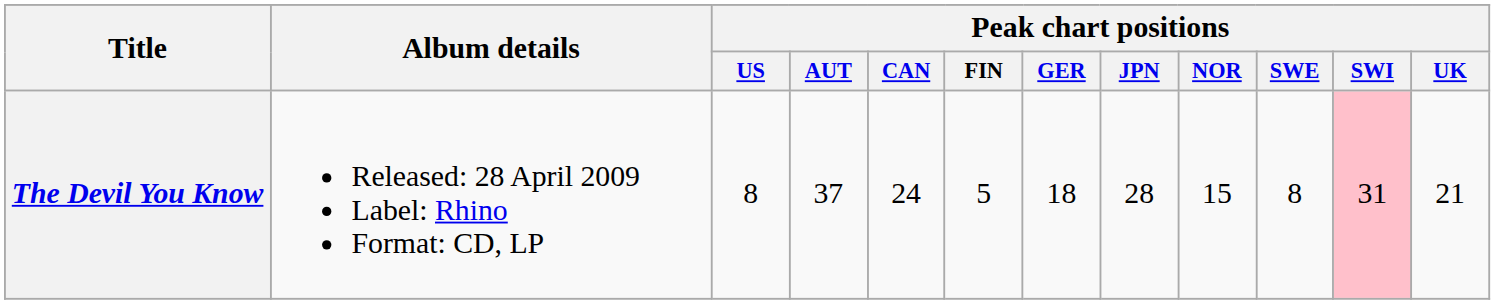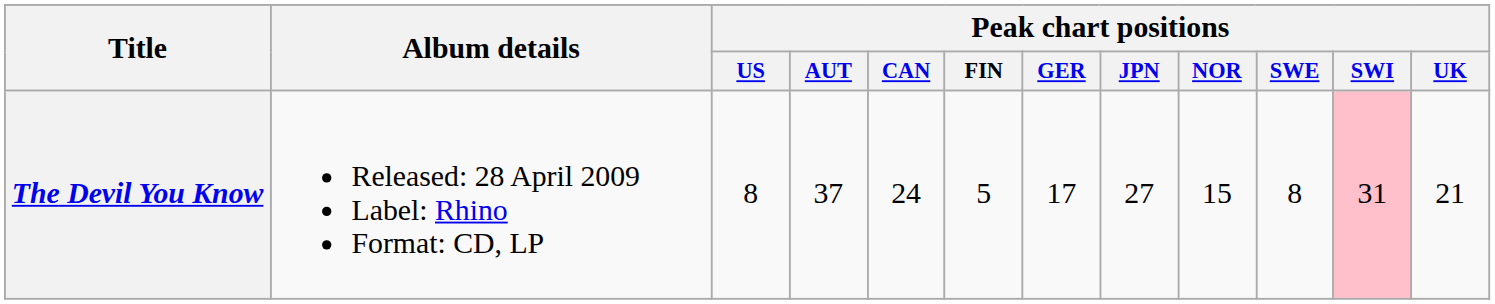(1061, 193) 18 -> (1061, 193) 17
(1139, 193) 28 -> (1139, 193) 27
